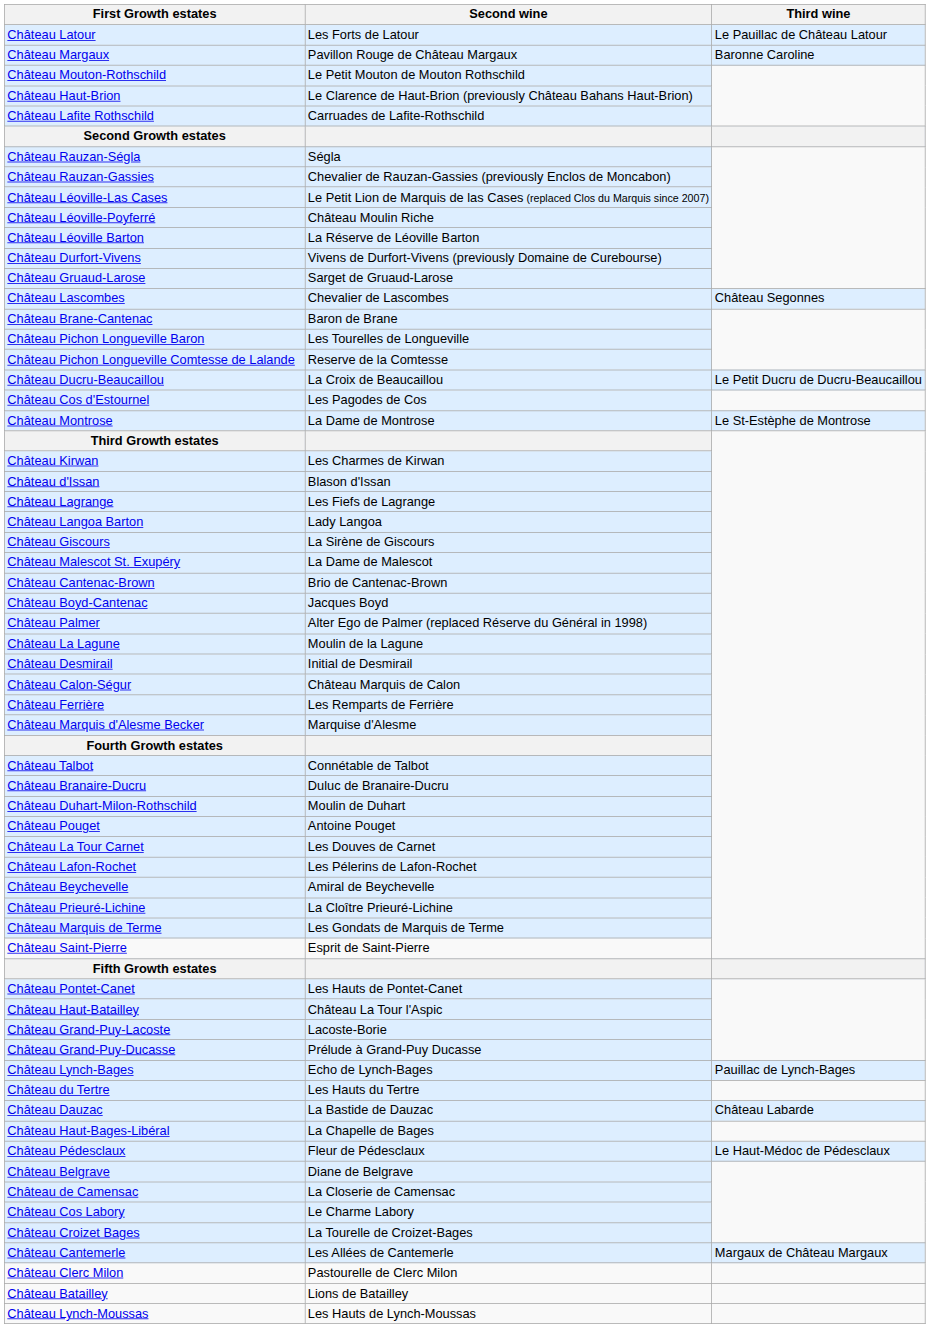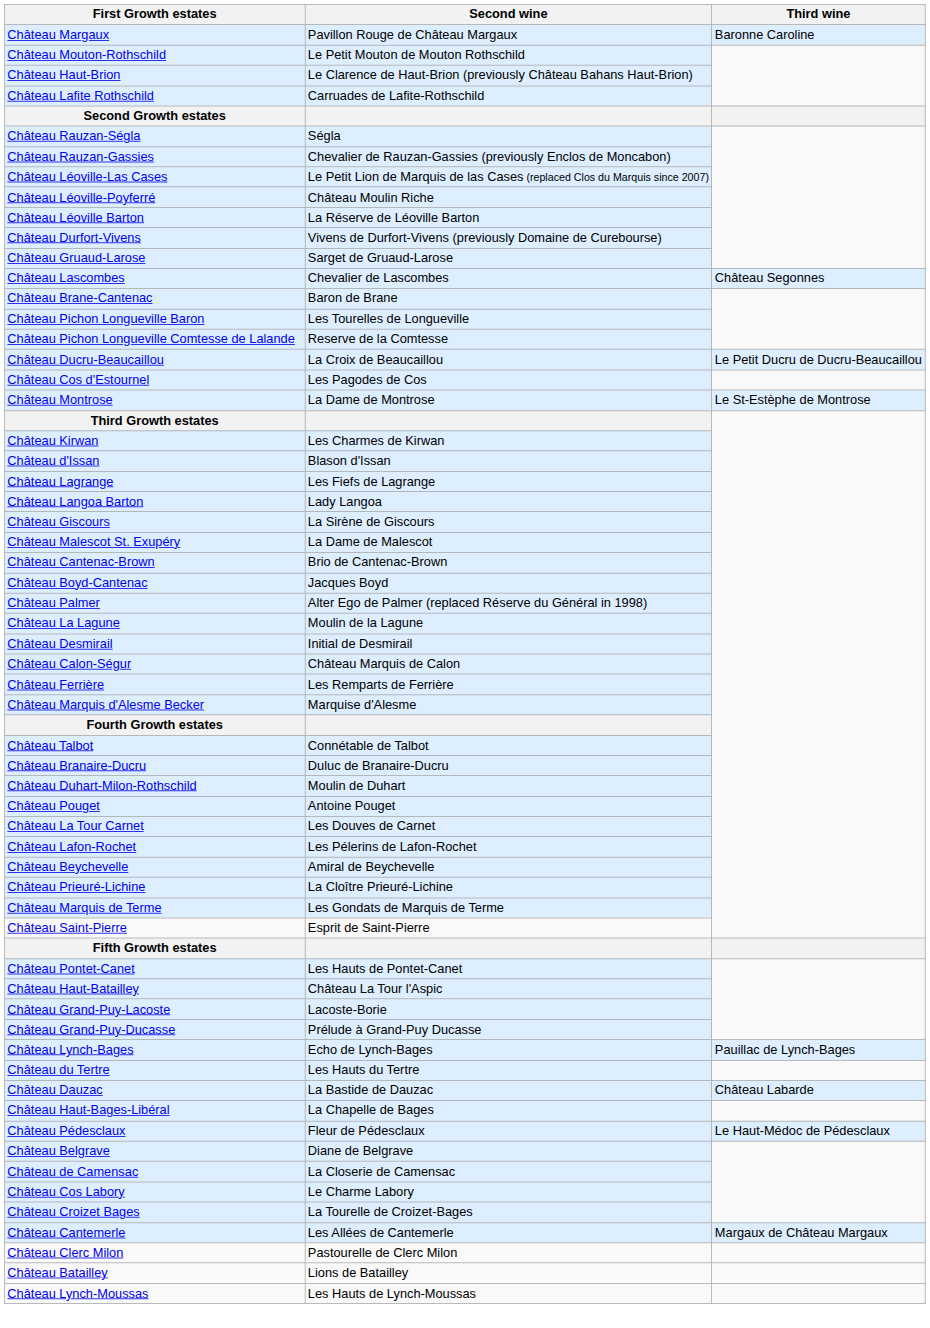- row: (51, 34)
